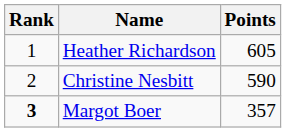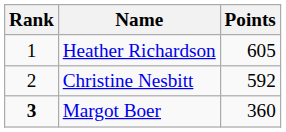(261, 80) 590 -> (261, 80) 592
(261, 111) 357 -> (261, 111) 360
